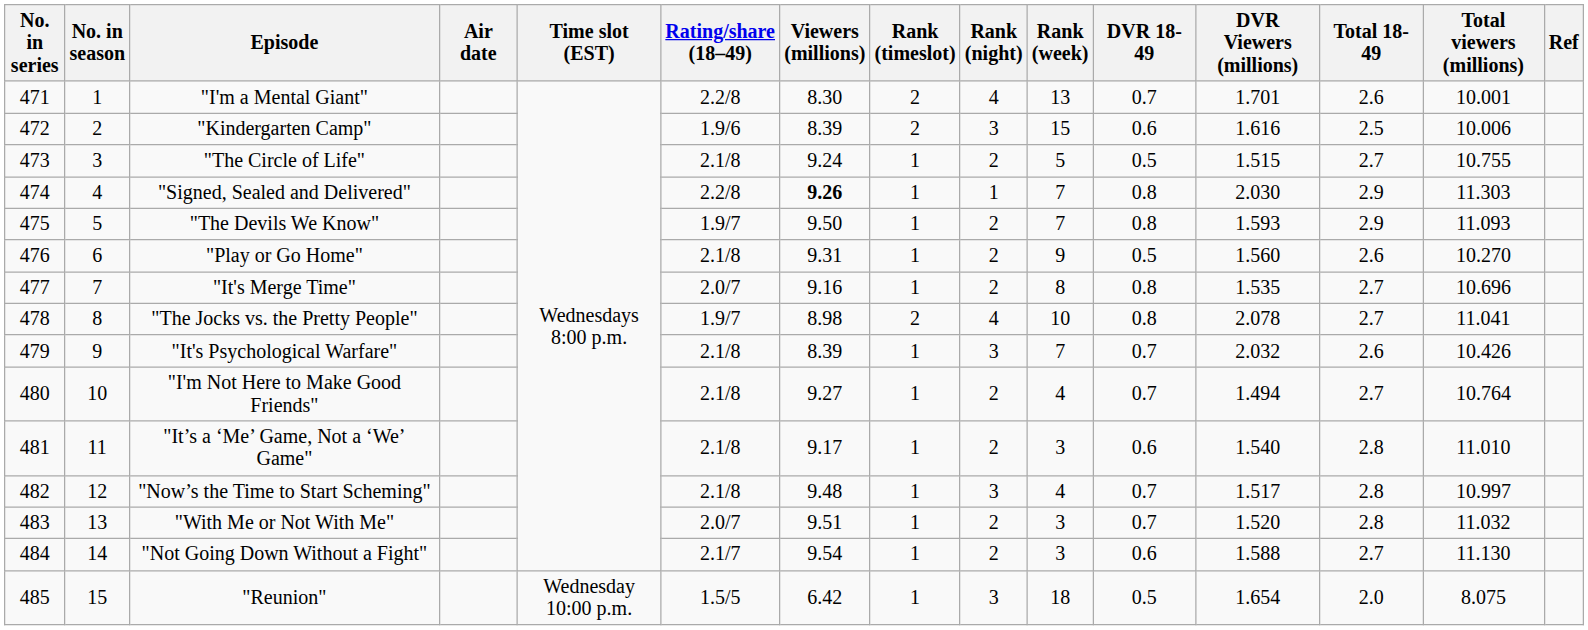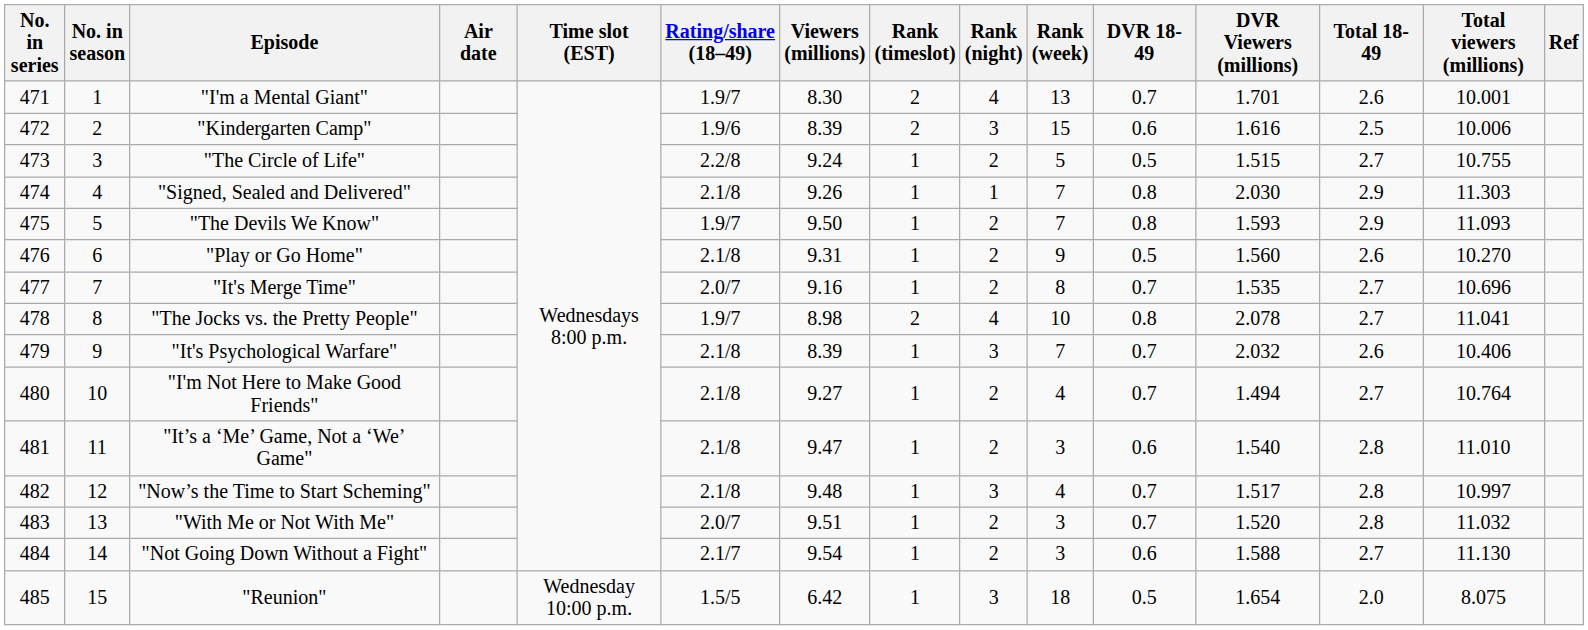(720, 97) 2.2/8 -> (720, 97) 1.9/7
(720, 160) 2.1/8 -> (720, 160) 2.2/8
(720, 192) 2.2/8 -> (720, 192) 2.1/8
(825, 192) bold -> (825, 192) normal
(1144, 287) 0.8 -> (1144, 287) 0.7
(1483, 350) 10.426 -> (1483, 350) 10.406
(825, 448) 9.17 -> (825, 448) 9.47
